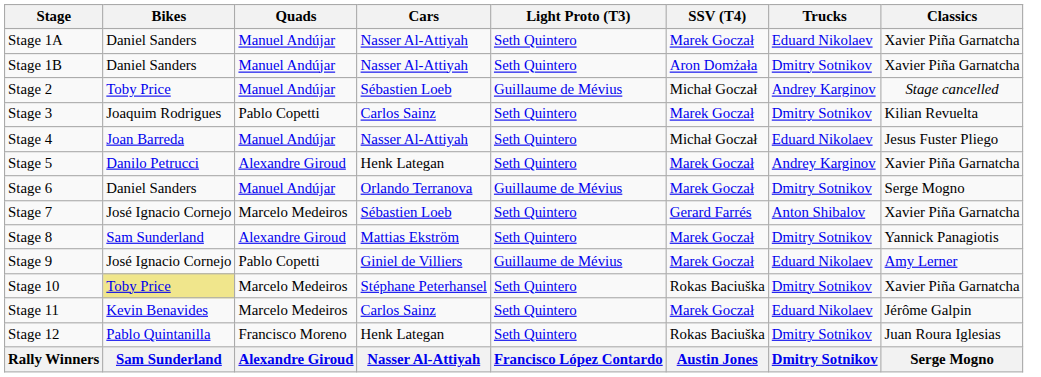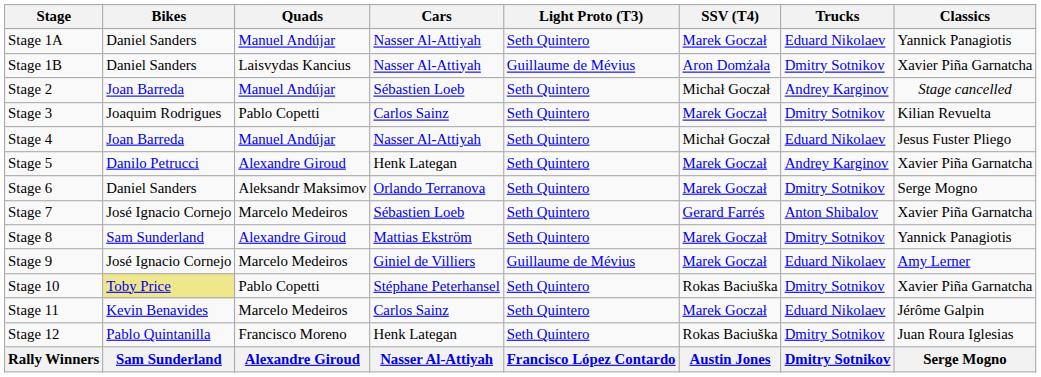(952, 40) Xavier Piña Garnatcha -> (955, 40) Yannick Panagiotis
(287, 65) Manuel Andújar -> (295, 65) Laisvydas Kancius
(535, 65) Seth Quintero -> (571, 65) Guillaume de Mévius
(139, 89) Toby Price -> (145, 89) Joan Barreda
(558, 89) Guillaume de Mévius -> (548, 89) Seth Quintero
(287, 187) Manuel Andújar -> (302, 187) Aleksandr Maksimov
(558, 187) Guillaume de Mévius -> (548, 187) Seth Quintero
(279, 260) Pablo Copetti -> (293, 260) Marcelo Medeiros
(293, 285) Marcelo Medeiros -> (279, 285) Pablo Copetti
